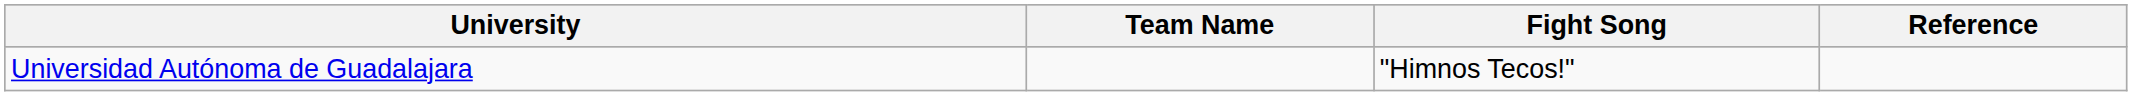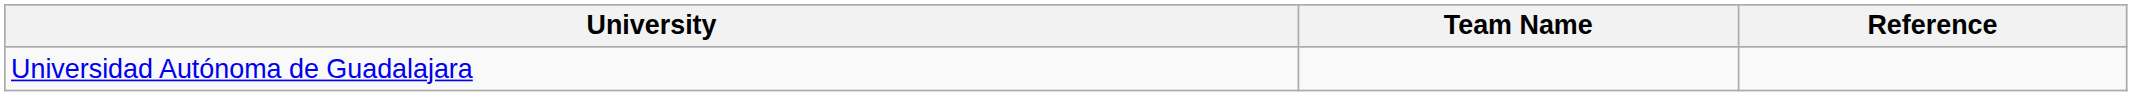- column: (1597, 25)
